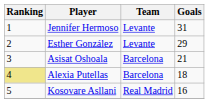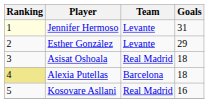(9, 28) no background -> (9, 28) lightyellow background
(143, 59) Barcelona -> (148, 59) Real Madrid
(182, 59) 21 -> (182, 59) 18
